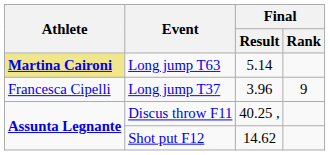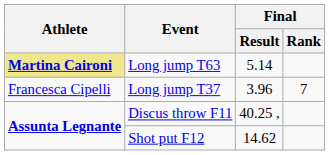(304, 89) 9 -> (304, 89) 7
